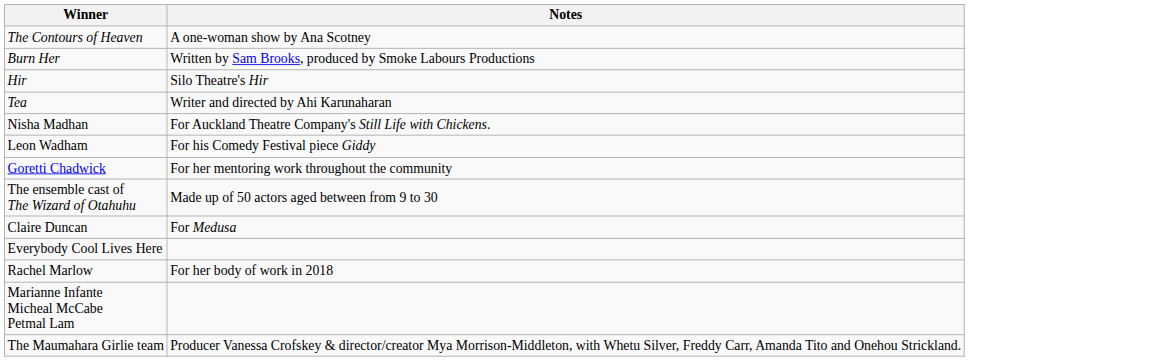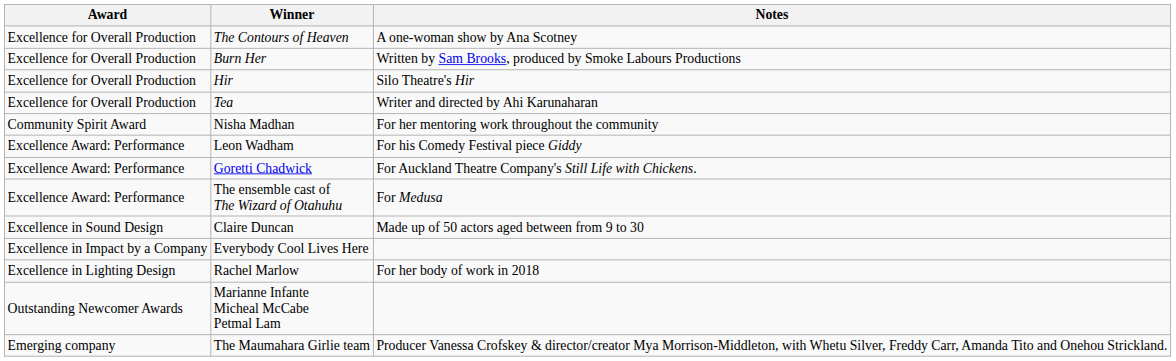+ column: (108, 15)
(330, 124) For Auckland Theatre Company's Still Life with Chickens. -> (517, 124) For her mentoring work throughout the community
(311, 168) For her mentoring work throughout the community -> (536, 168) For Auckland Theatre Company's Still Life with Chickens.
(304, 197) Made up of 50 actors aged between from 9 to 30 -> (409, 197) For Medusa
(203, 227) For Medusa -> (510, 227) Made up of 50 actors aged between from 9 to 30
